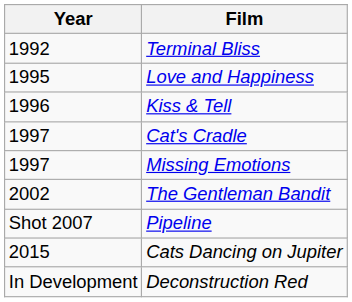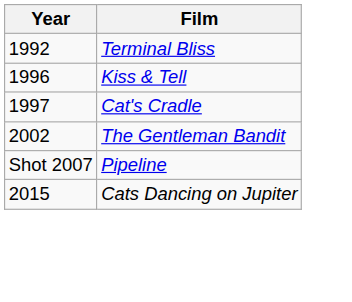- row: (230, 77)
- row: (218, 164)
- row: (227, 281)
